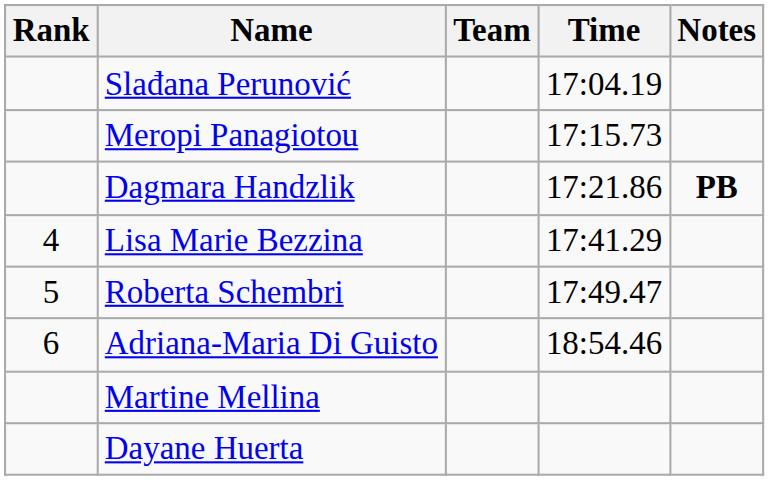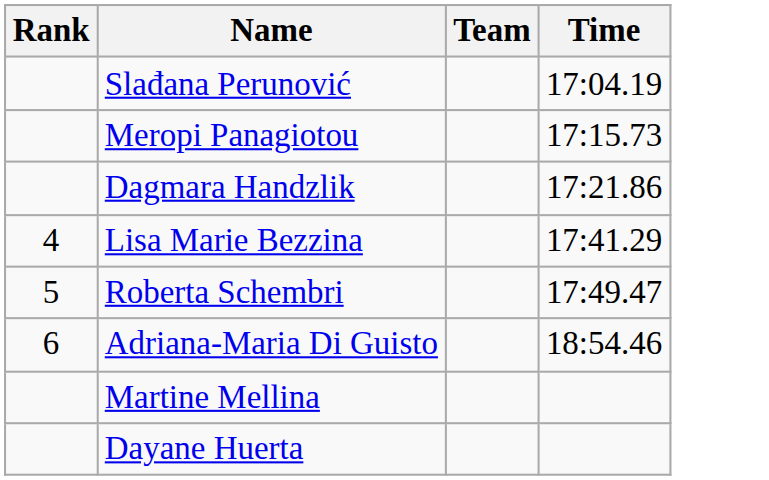- column: (717, 30)
